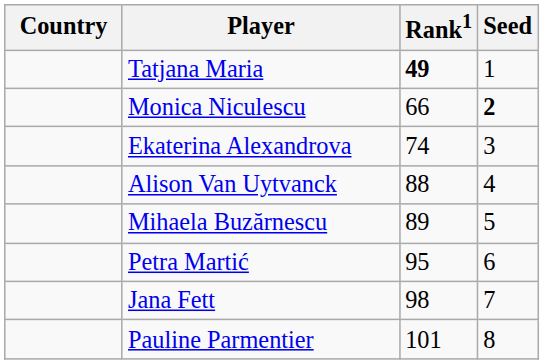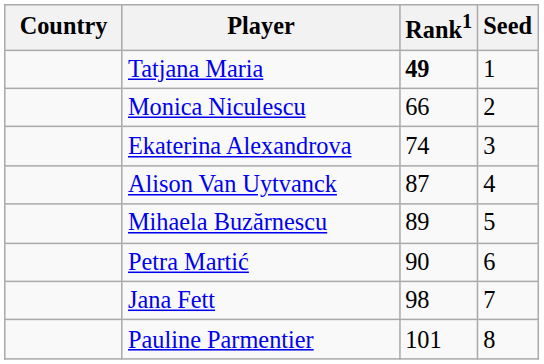(489, 107) bold -> (489, 107) normal
(417, 184) 88 -> (417, 184) 87
(417, 261) 95 -> (417, 261) 90
